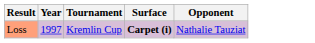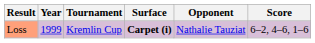+ column: (279, 12)
(51, 29) 1997 -> (51, 29) 1999
